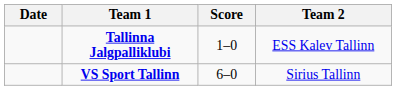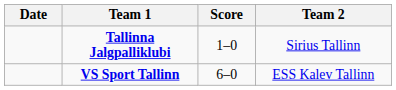(323, 44) ESS Kalev Tallinn -> (323, 44) Sirius Tallinn
(323, 74) Sirius Tallinn -> (323, 74) ESS Kalev Tallinn
